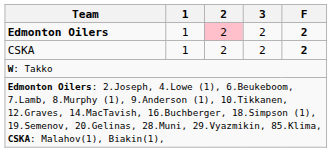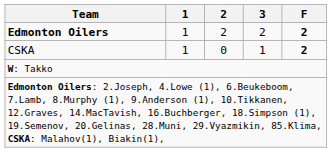(224, 32) pink background -> (224, 32) no background
(224, 50) 2 -> (224, 50) 0
(262, 50) 2 -> (262, 50) 1
